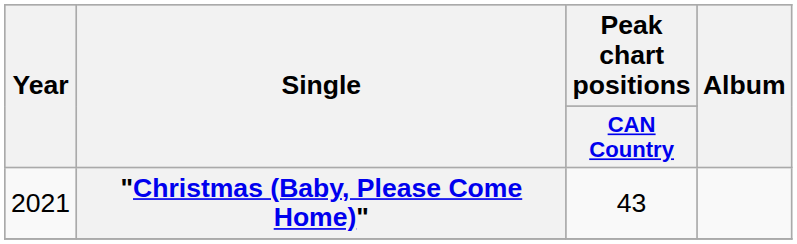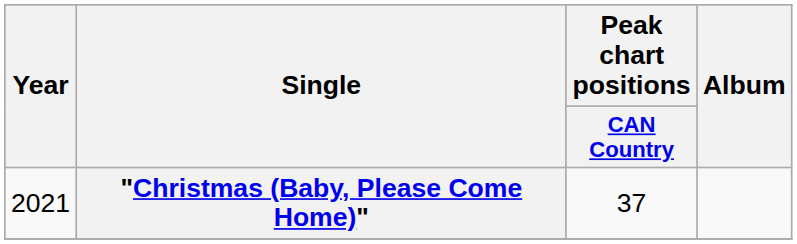(632, 202) 43 -> (632, 202) 37
